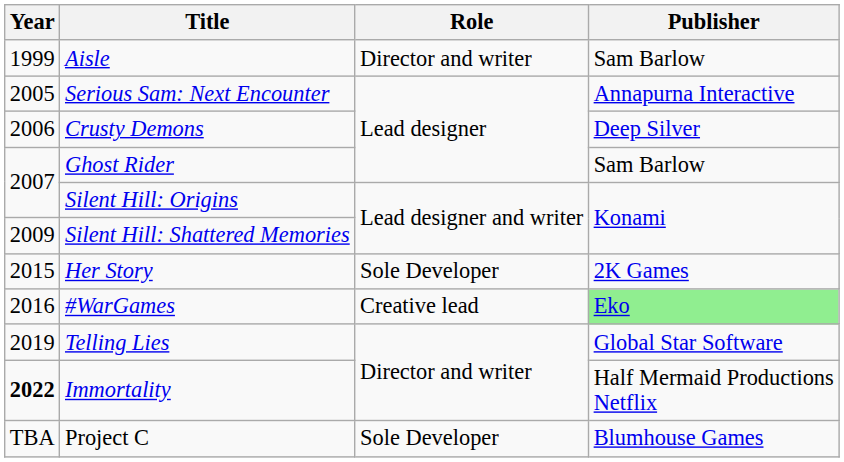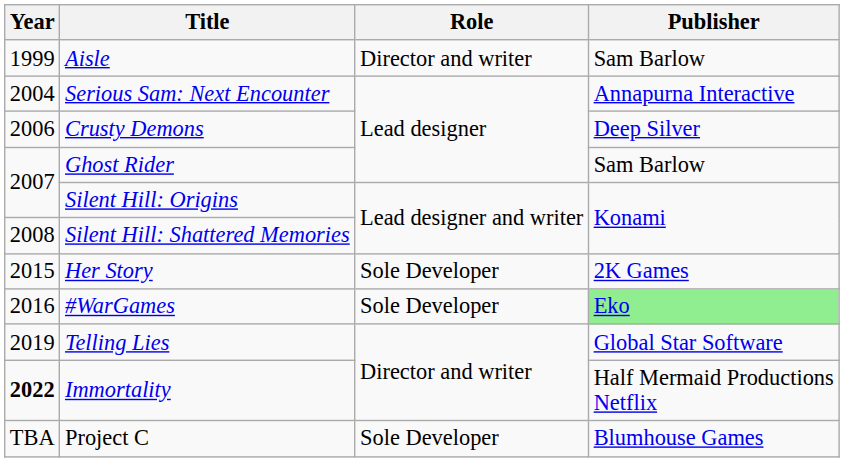(32, 93) 2005 -> (32, 93) 2004
(32, 235) 2009 -> (32, 235) 2008
(419, 306) Creative lead -> (429, 306) Sole Developer
